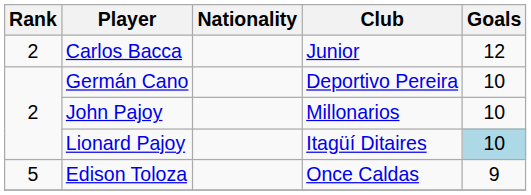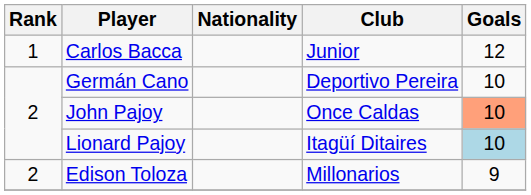(33, 50) 2 -> (33, 50) 1
(353, 112) Millonarios -> (363, 112) Once Caldas
(494, 112) no background -> (494, 112) lightsalmon background
(33, 174) 5 -> (33, 174) 2
(363, 174) Once Caldas -> (353, 174) Millonarios
